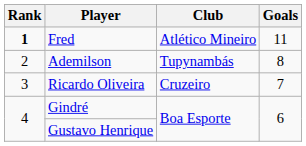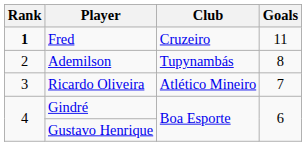(208, 38) Atlético Mineiro -> (185, 38) Cruzeiro
(185, 84) Cruzeiro -> (208, 84) Atlético Mineiro
